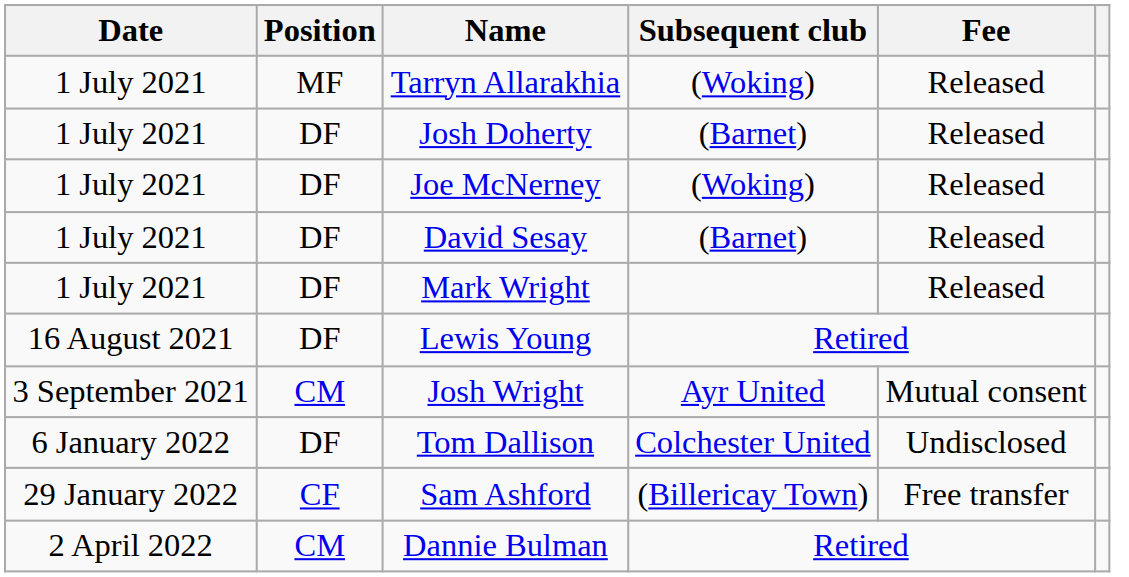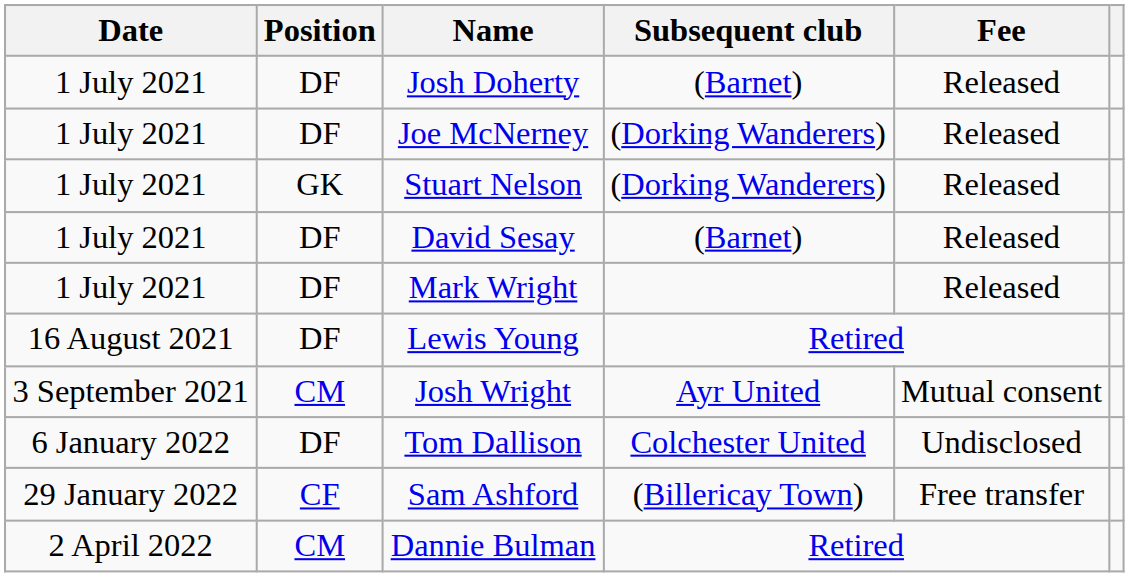- row: (505, 81)
(753, 184) (Woking) -> (748, 133) (Dorking Wanderers)
+ row: (493, 184)
